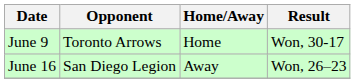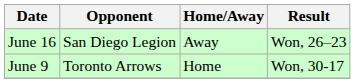rows swapped: (28, 41) <-> (32, 66)
